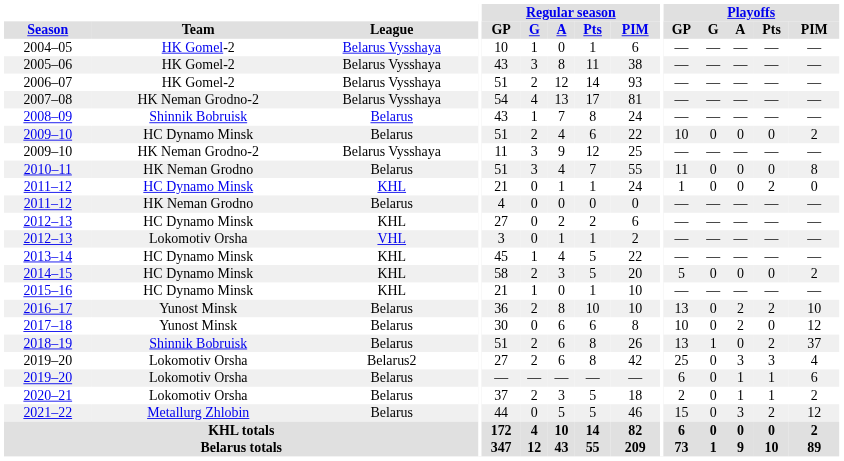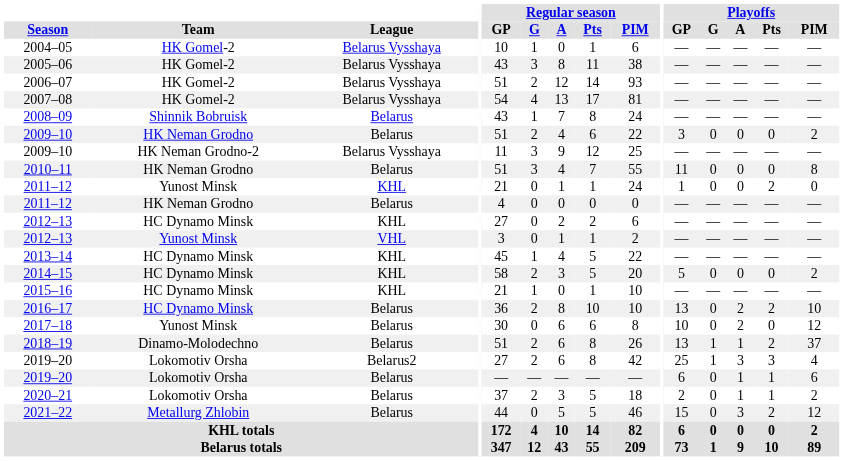(198, 99) HK Neman Grodno-2 -> (198, 99) HK Gomel-2
(198, 134) HC Dynamo Minsk -> (198, 134) HK Neman Grodno
(681, 134) 10 -> (681, 134) 3
(198, 186) HC Dynamo Minsk -> (198, 186) Yunost Minsk
(198, 238) Lokomotiv Orsha -> (198, 238) Yunost Minsk
(198, 308) Yunost Minsk -> (198, 308) HC Dynamo Minsk
(198, 343) Shinnik Bobruisk -> (198, 343) Dinamo-Molodechno
(740, 343) 0 -> (740, 343) 1
(713, 360) 0 -> (713, 360) 1
